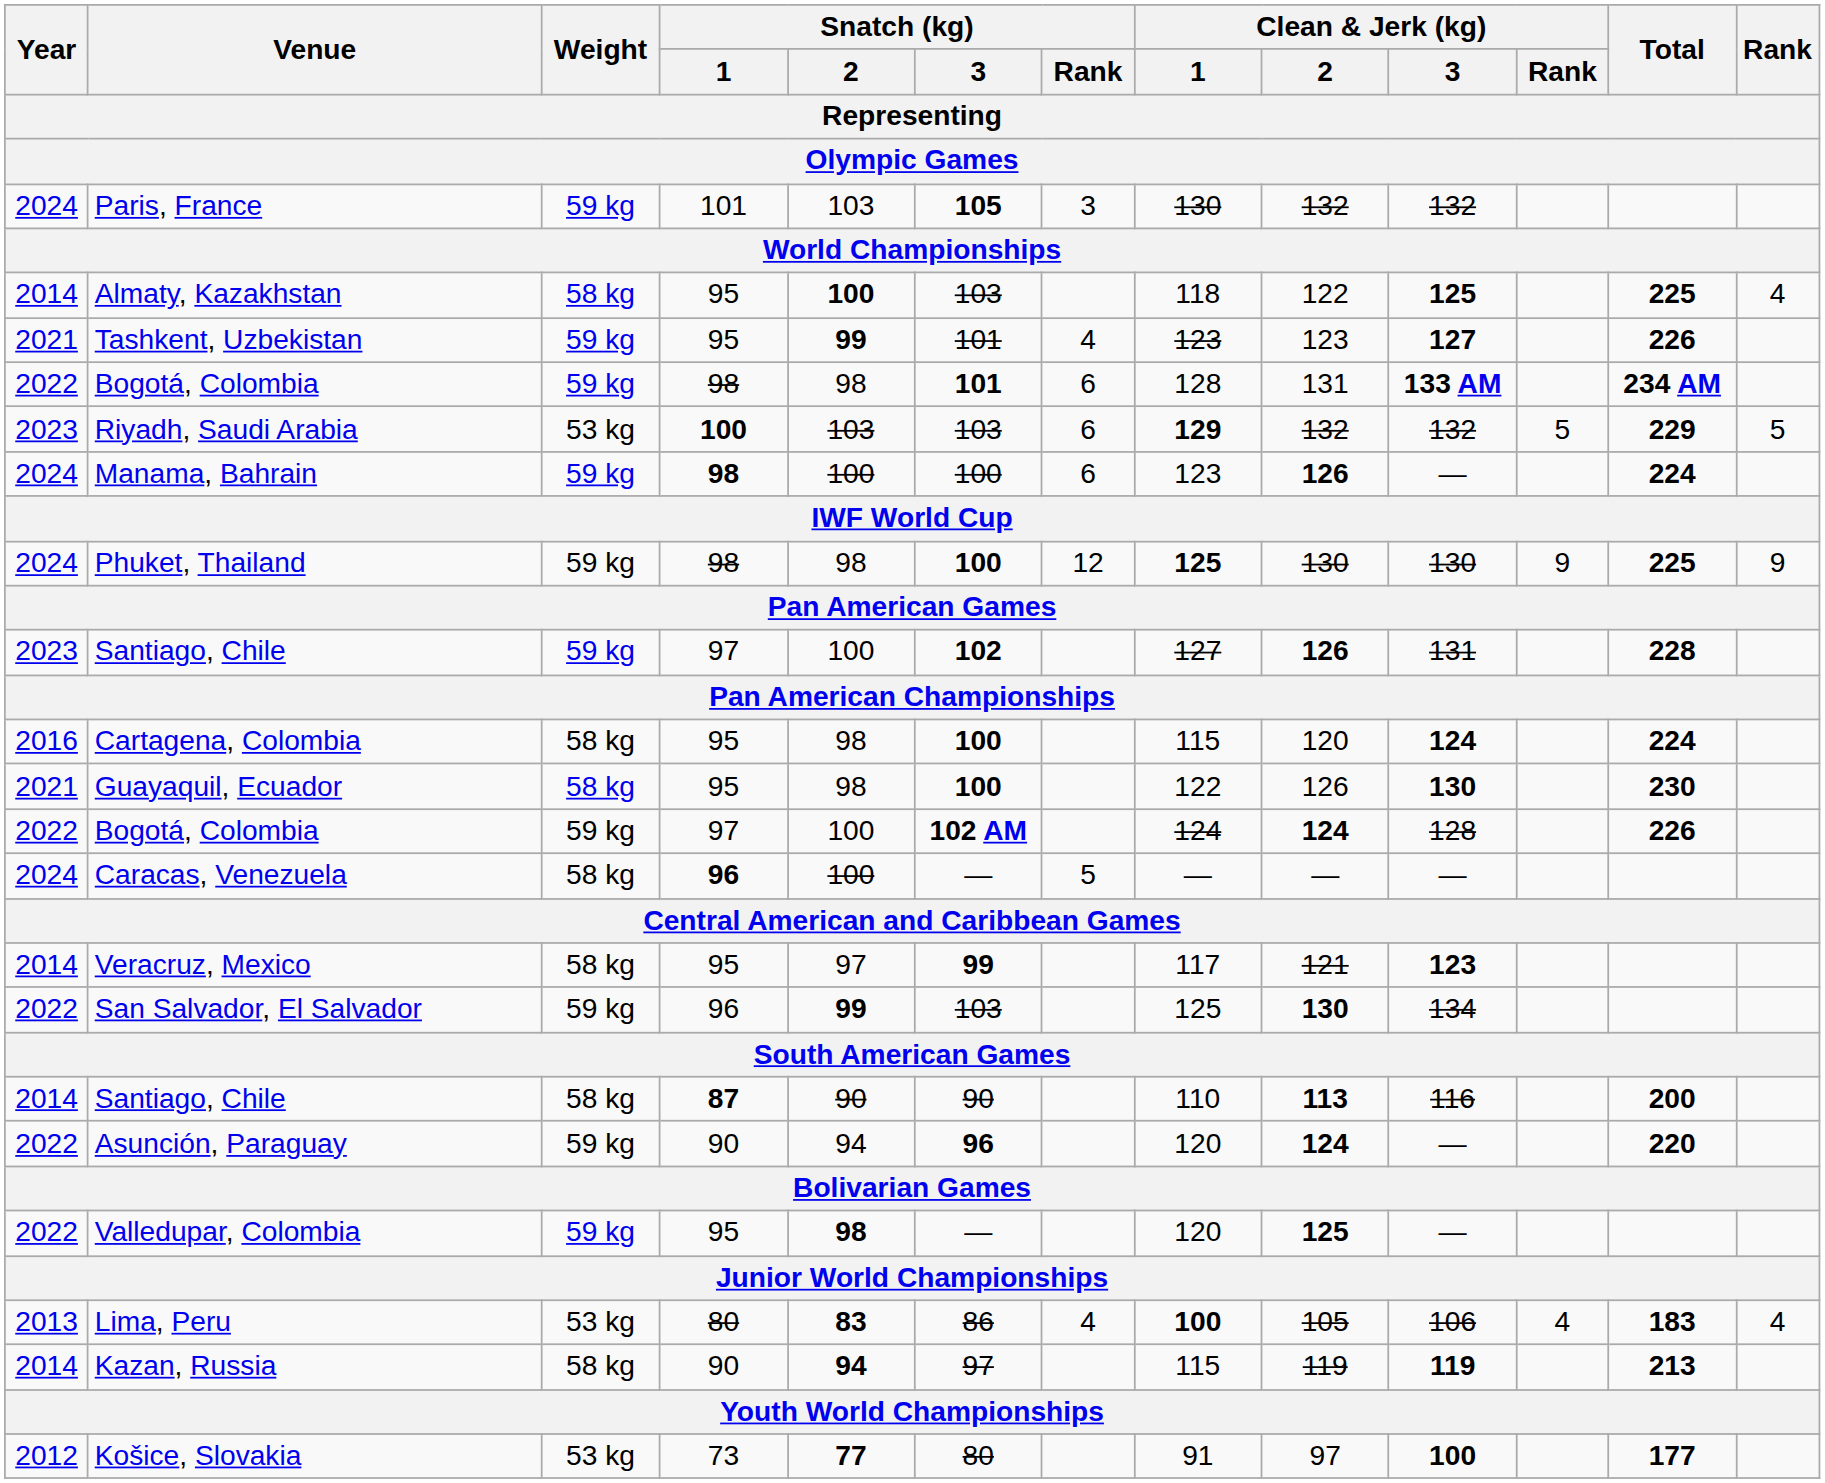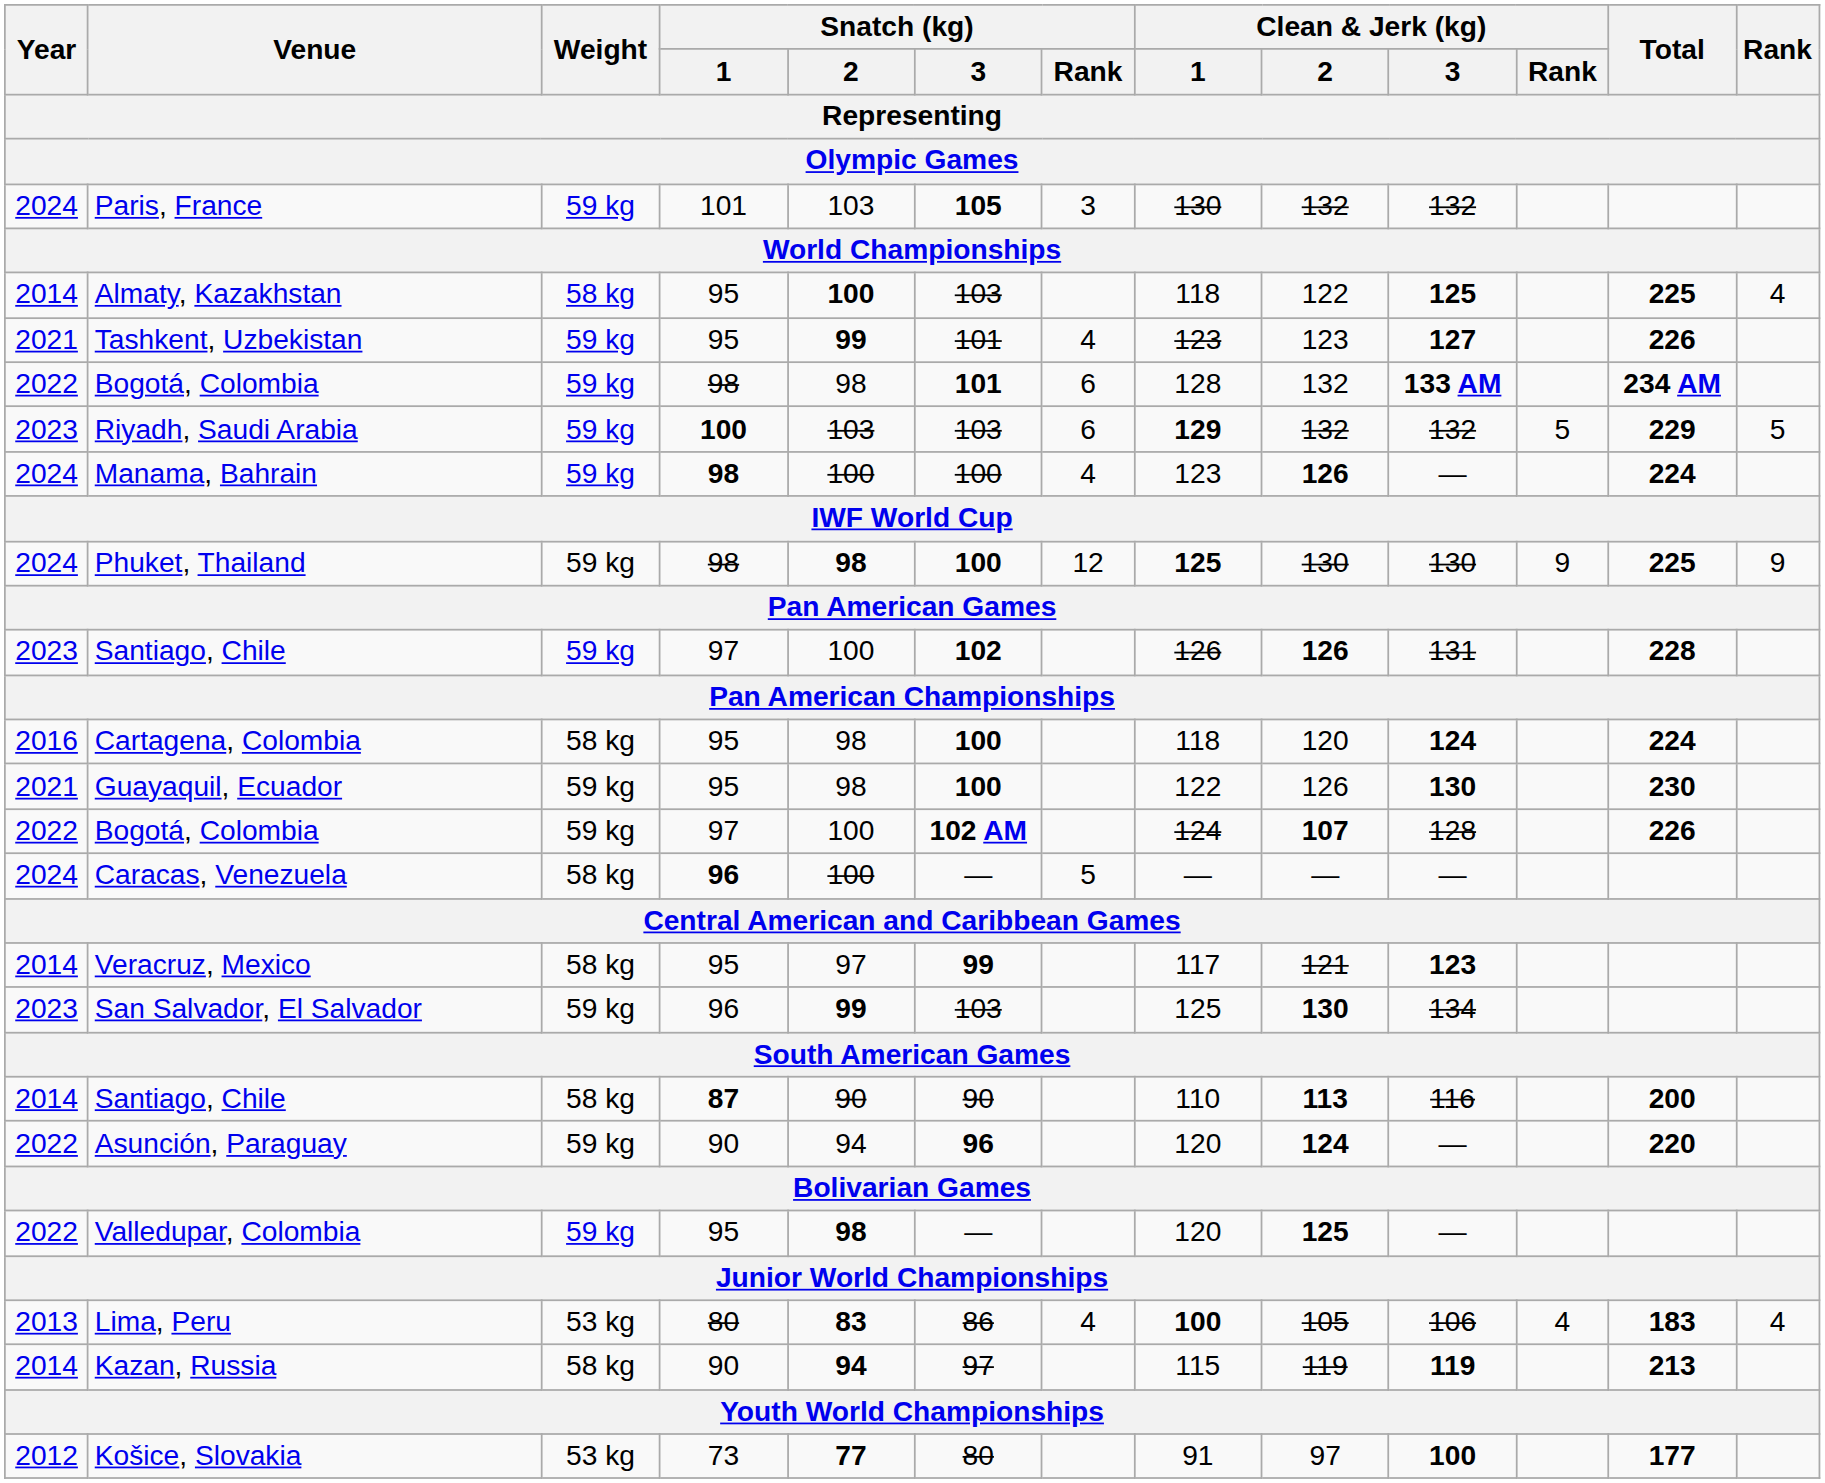(1325, 384) 131 -> (1325, 384) 132
(601, 428) 53 kg -> (601, 428) 59 kg
(1088, 473) 6 -> (1088, 473) 4
(851, 562) normal -> (851, 562) bold
(1198, 652) 127 -> (1198, 652) 126
(1198, 741) 115 -> (1198, 741) 118
(601, 786) 58 kg -> (601, 786) 59 kg
(1325, 830) 124 -> (1325, 830) 107
(47, 1009) 2022 -> (47, 1009) 2023
